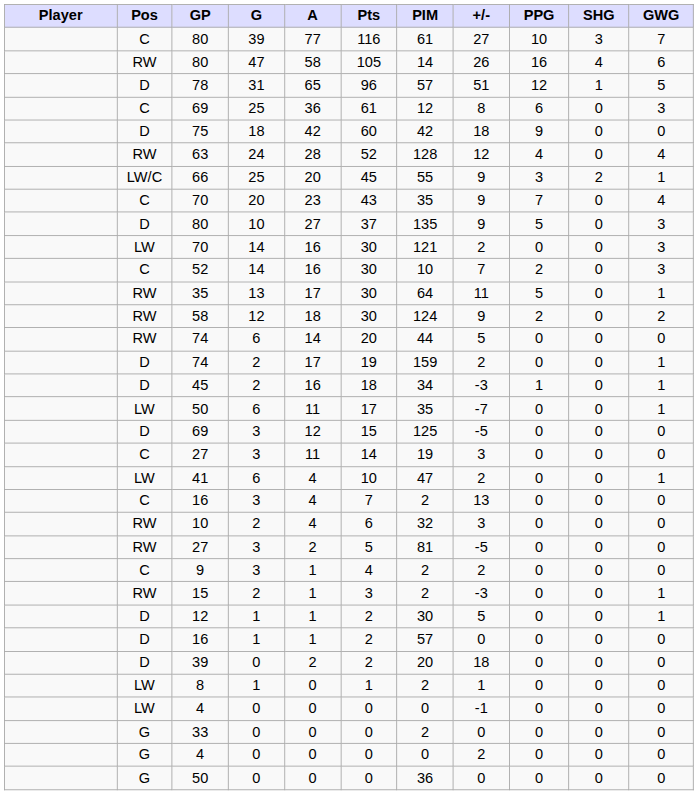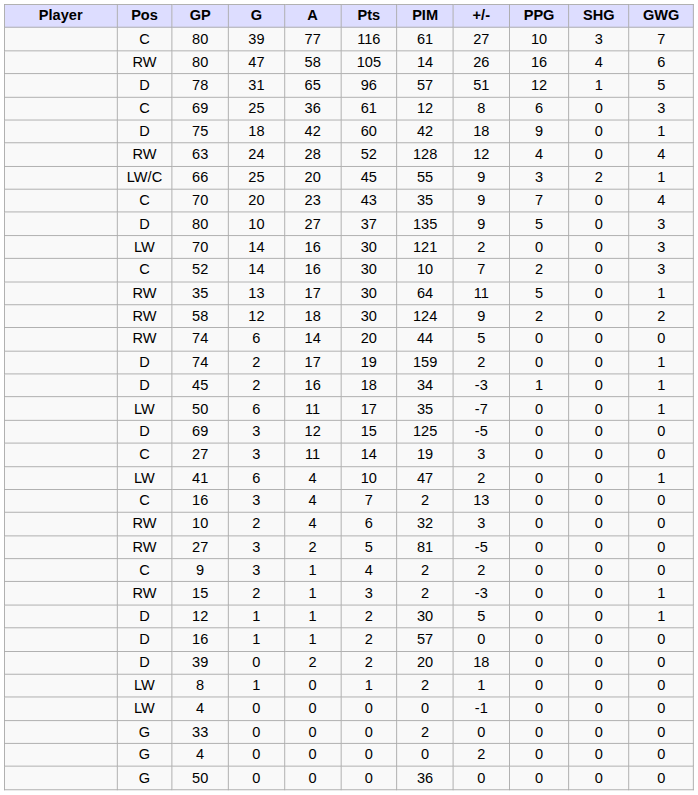(661, 131) 0 -> (661, 131) 1
